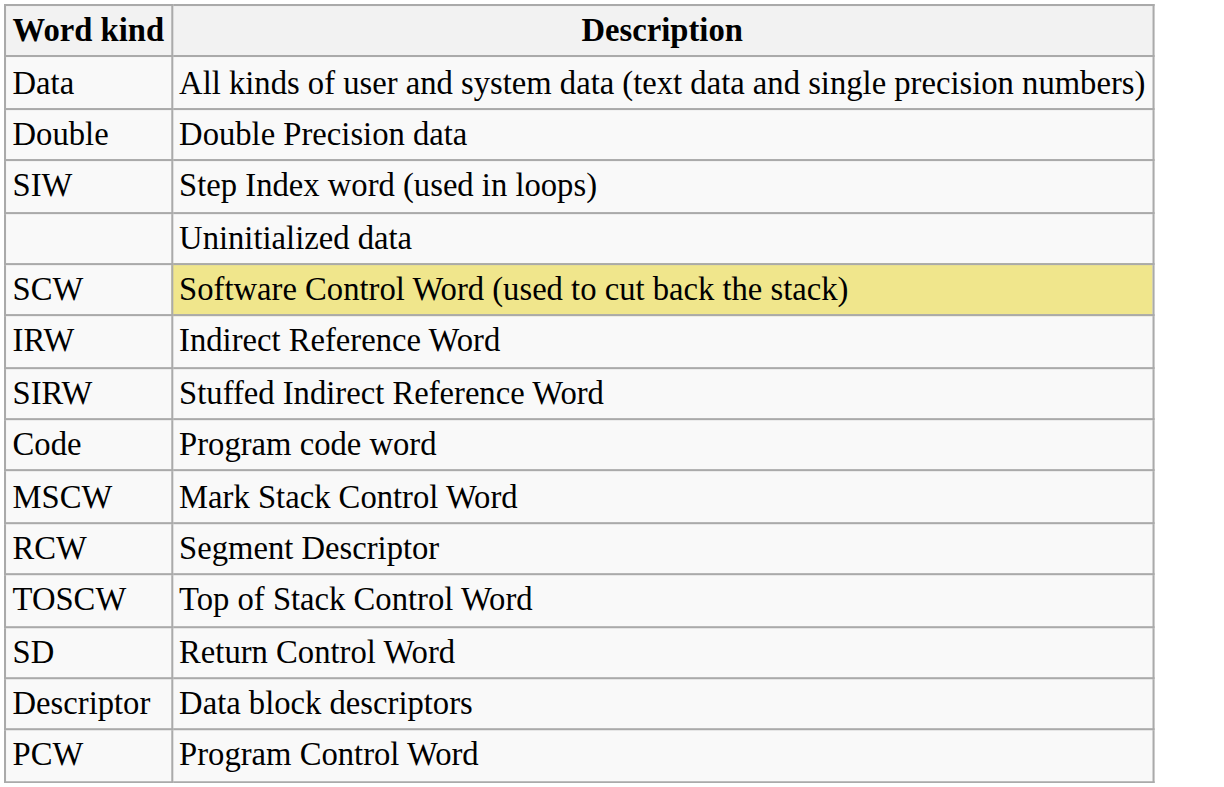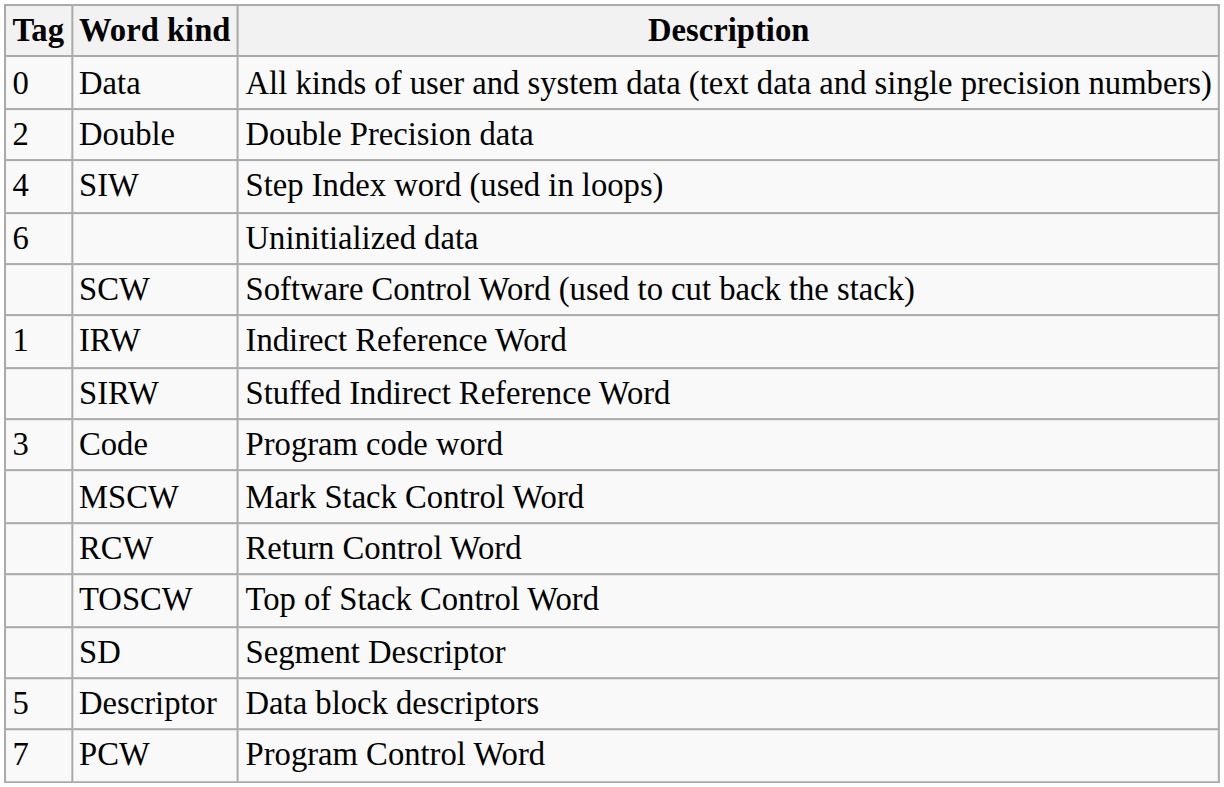+ column: (38, 30)
(514, 289) khaki background -> (580, 289) no background
(309, 548) Segment Descriptor -> (384, 548) Return Control Word
(317, 651) Return Control Word -> (376, 651) Segment Descriptor
